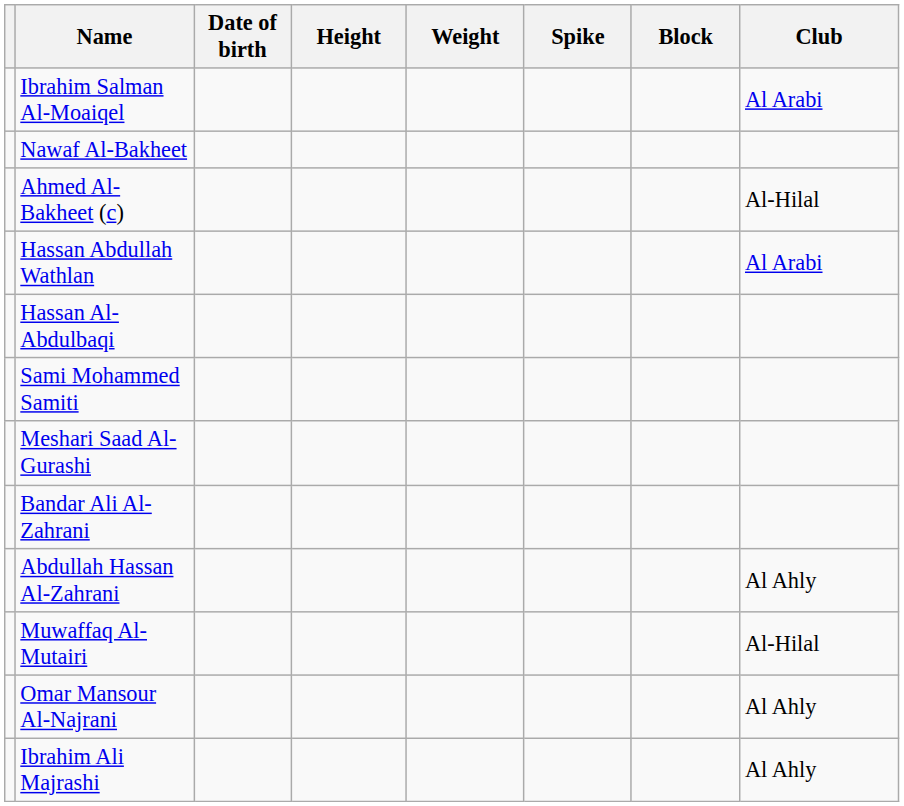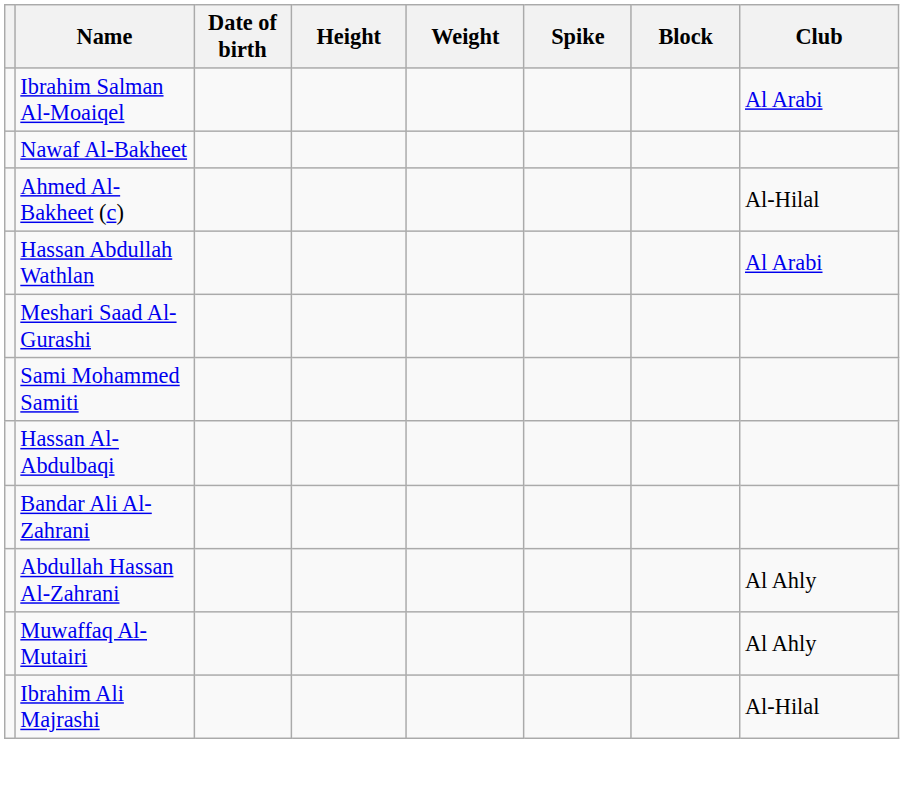rows swapped: (98, 452) <-> (70, 326)
(782, 642) Al-Hilal -> (781, 642) Al Ahly
- row: (88, 706)
(781, 769) Al Ahly -> (782, 706) Al-Hilal
